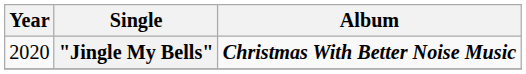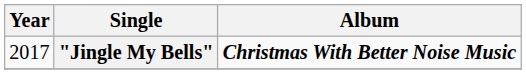(29, 52) 2020 -> (29, 52) 2017
